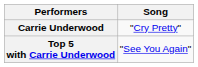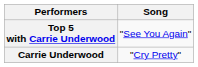rows swapped: (61, 49) <-> (61, 28)
